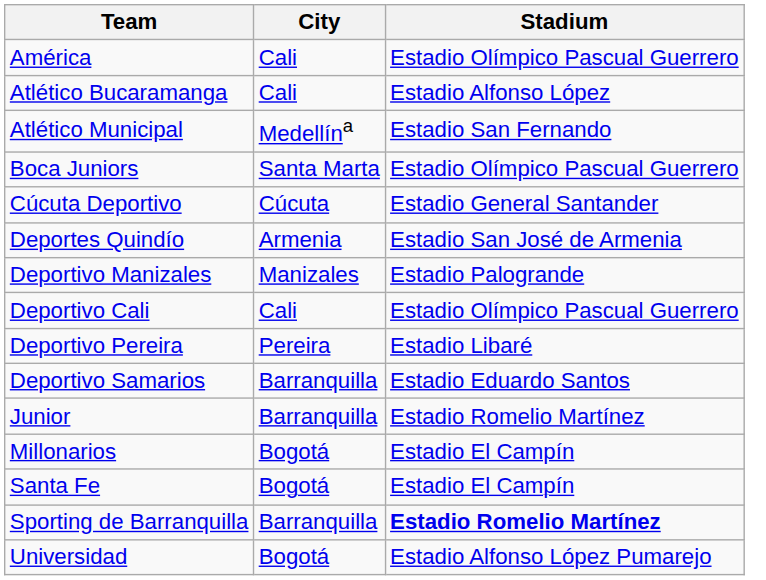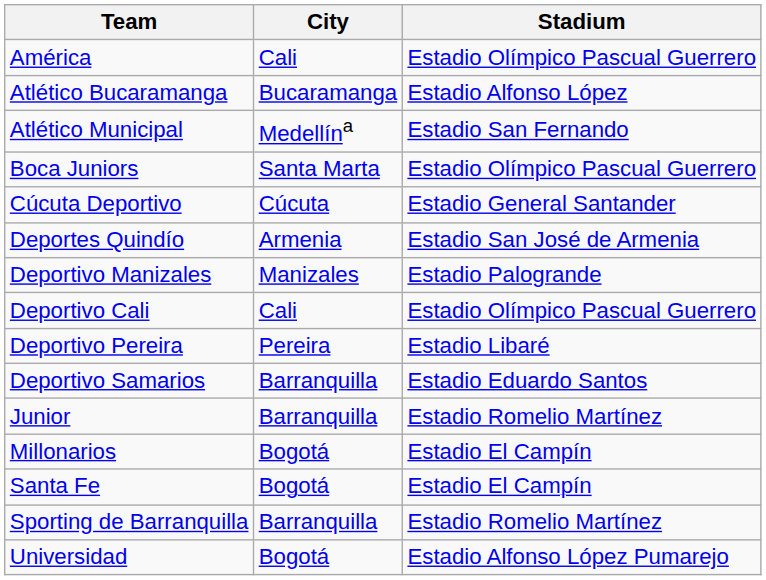(278, 92) Cali -> (328, 92) Bucaramanga
(525, 521) bold -> (535, 521) normal
